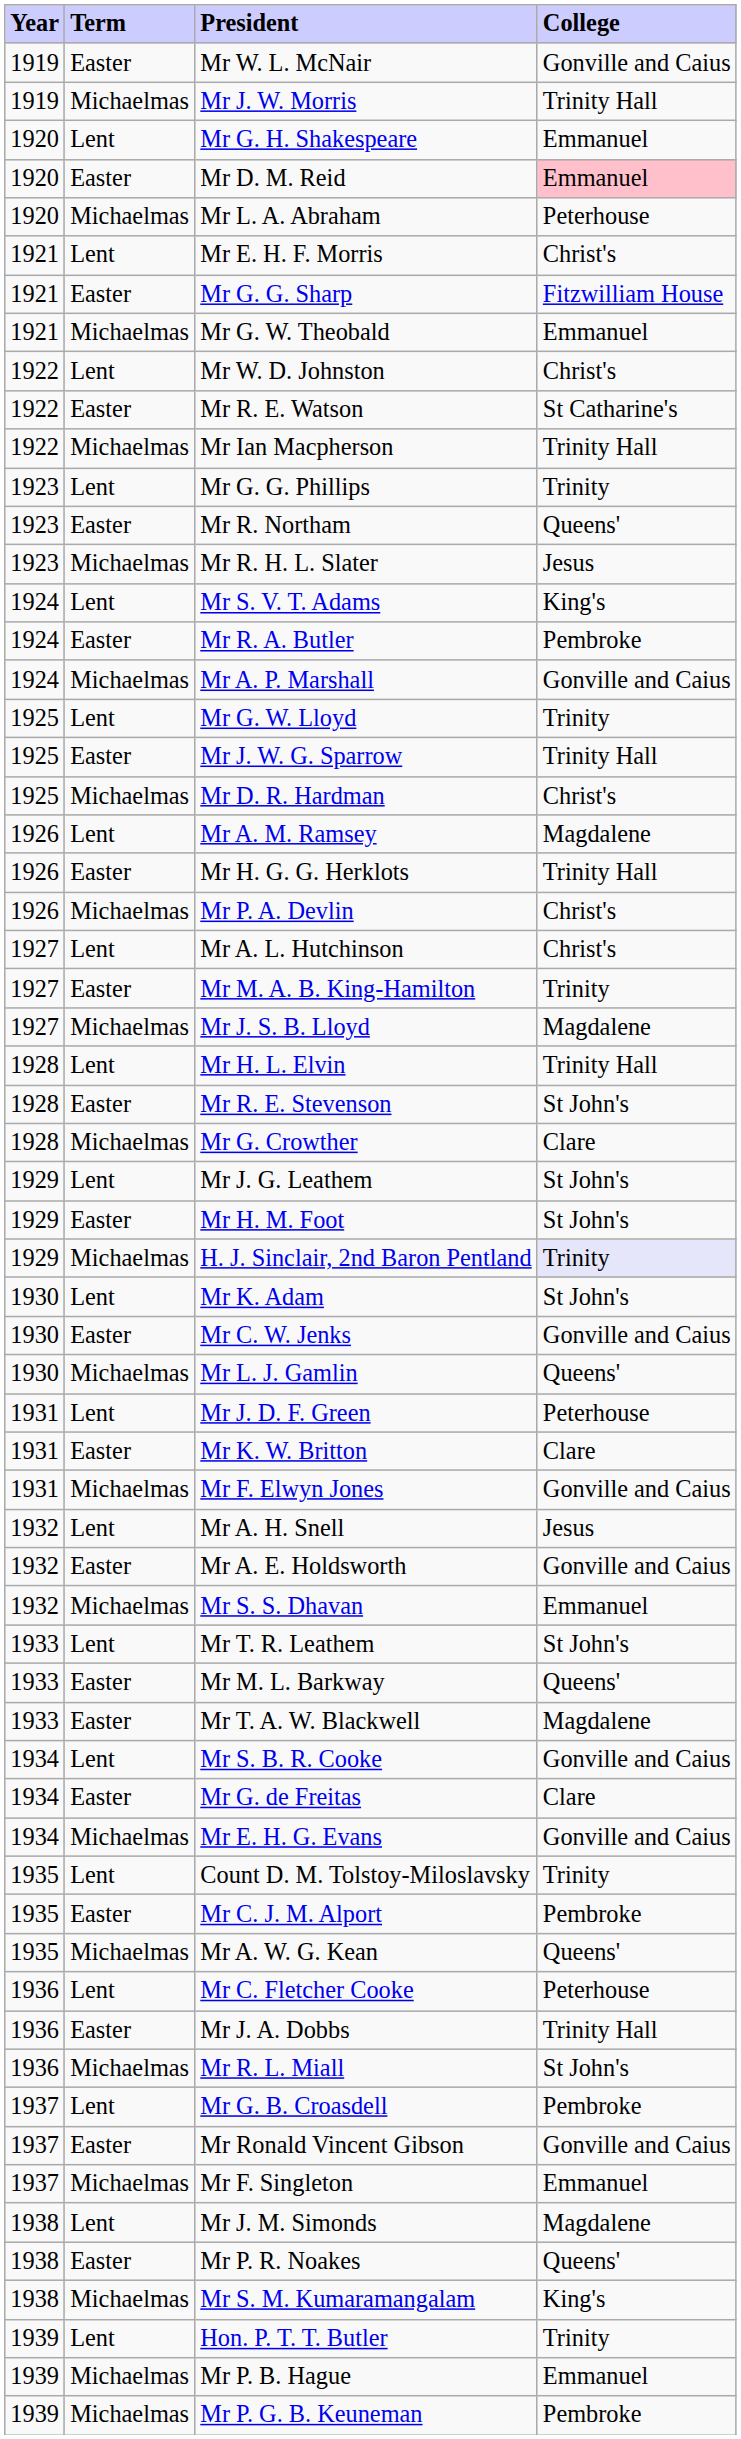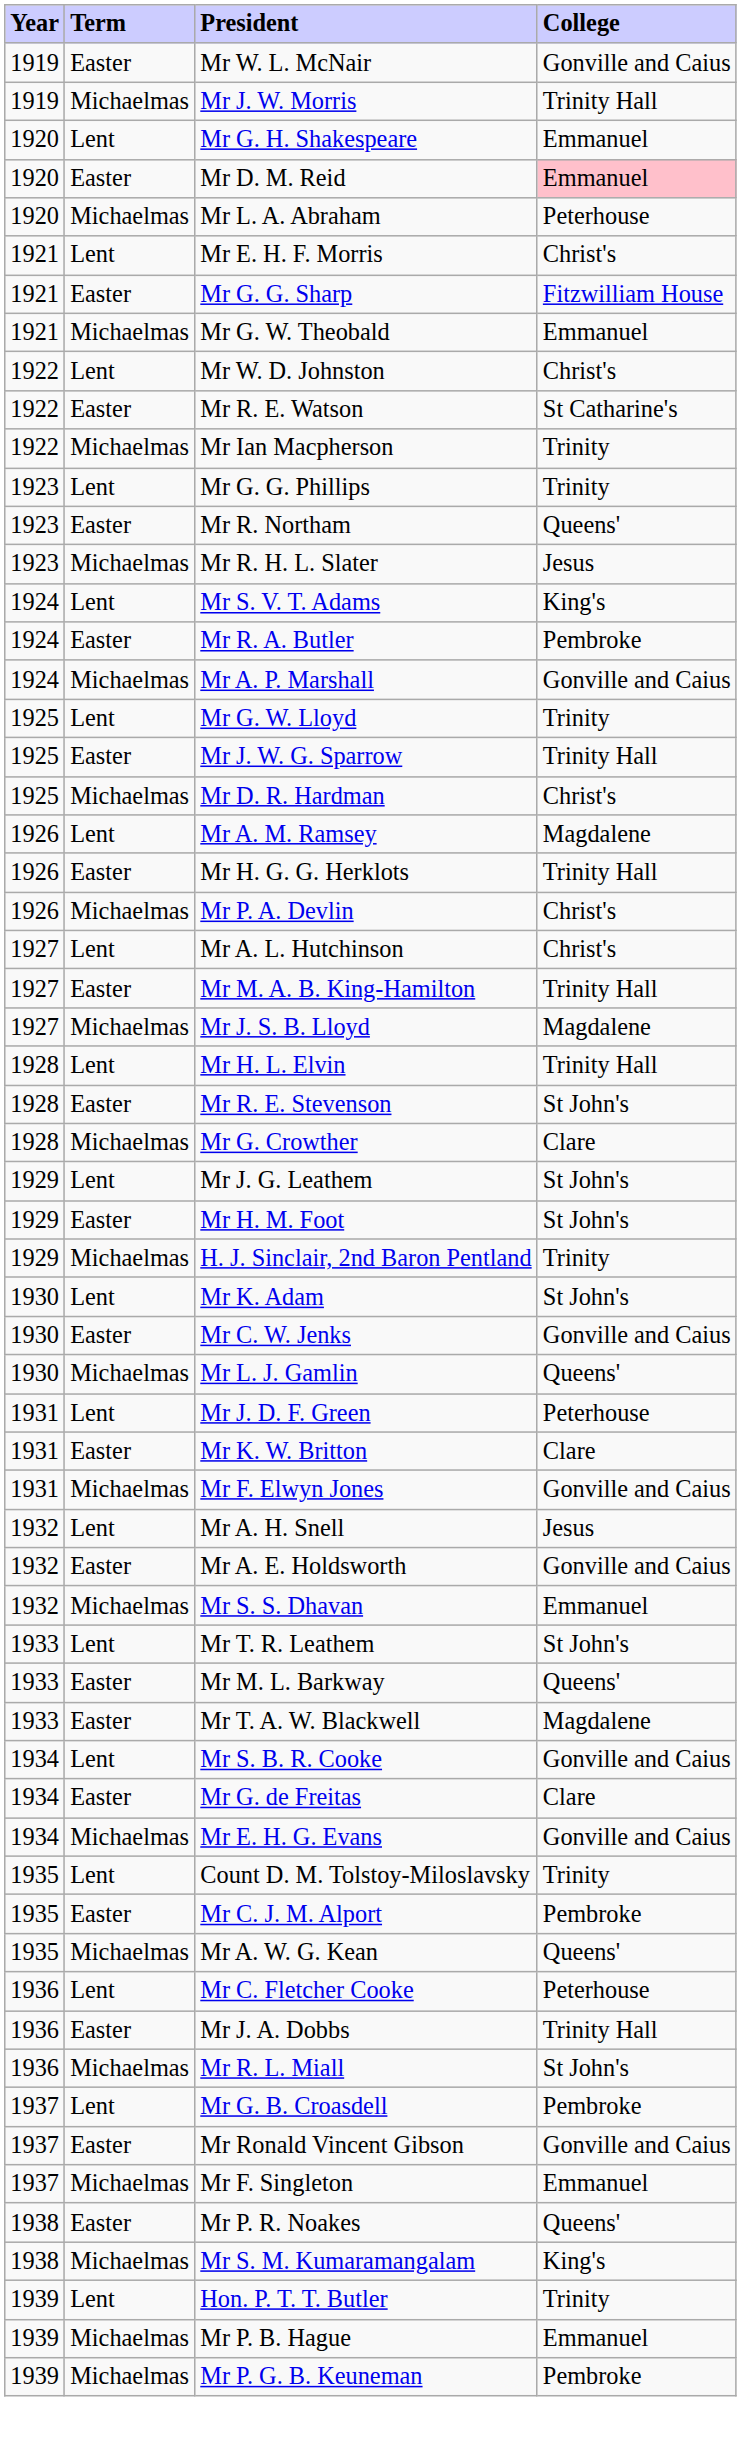(600, 448) Trinity Hall -> (576, 448) Trinity
(576, 988) Trinity -> (600, 988) Trinity Hall
(576, 1258) lavender background -> (576, 1258) no background
- row: (288, 2222)
